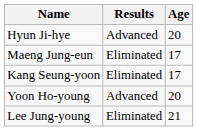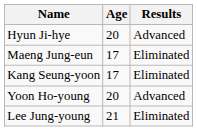columns swapped: (179, 14) <-> (134, 14)
